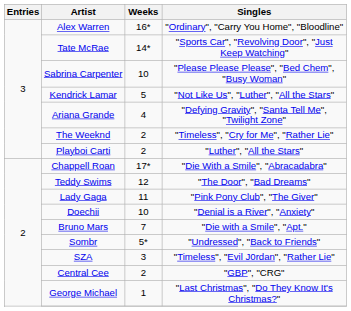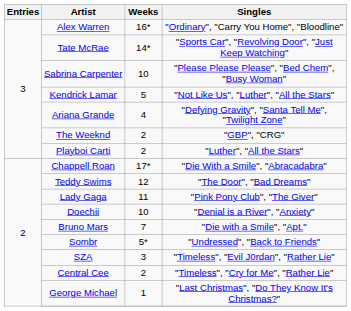(254, 135) "Timeless", "Cry for Me", "Rather Lie" -> (254, 135) "GBP", "CRG"
(254, 272) "GBP", "CRG" -> (254, 272) "Timeless", "Cry for Me", "Rather Lie"
